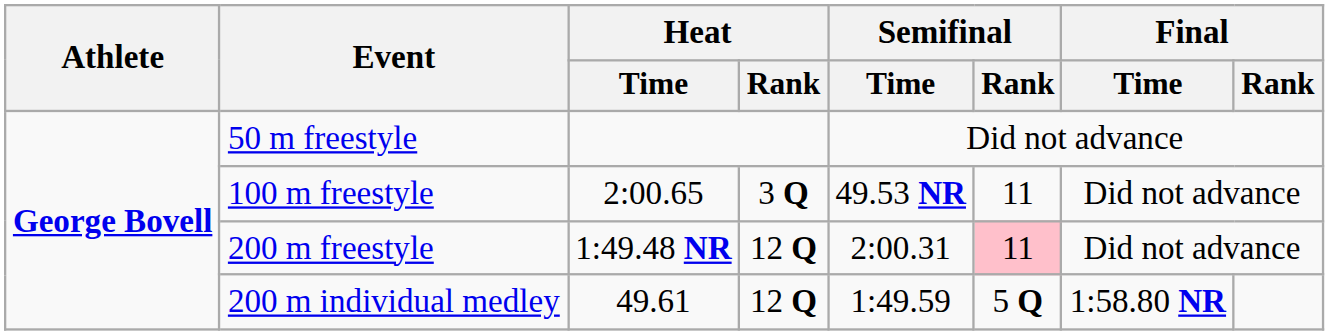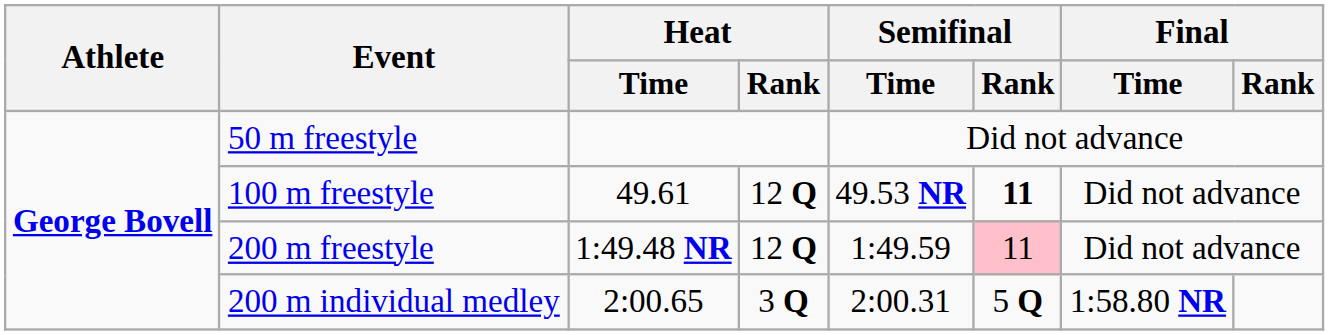(653, 193) 2:00.65 -> (653, 193) 49.61
(783, 193) 3 Q -> (784, 193) 12 Q
(1018, 193) normal -> (1018, 193) bold
(901, 247) 2:00.31 -> (901, 247) 1:49.59
(653, 302) 49.61 -> (653, 302) 2:00.65
(784, 302) 12 Q -> (783, 302) 3 Q
(901, 302) 1:49.59 -> (901, 302) 2:00.31
